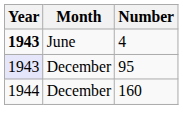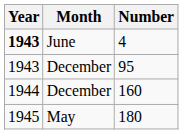(24, 66) lavender background -> (24, 66) no background
+ row: (130, 116)
